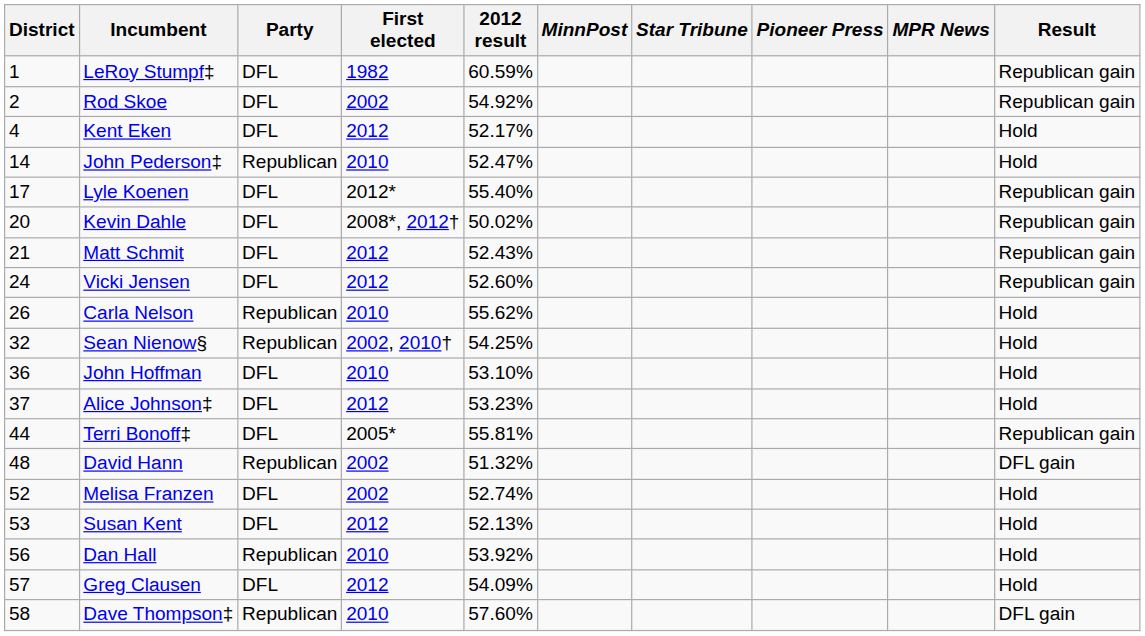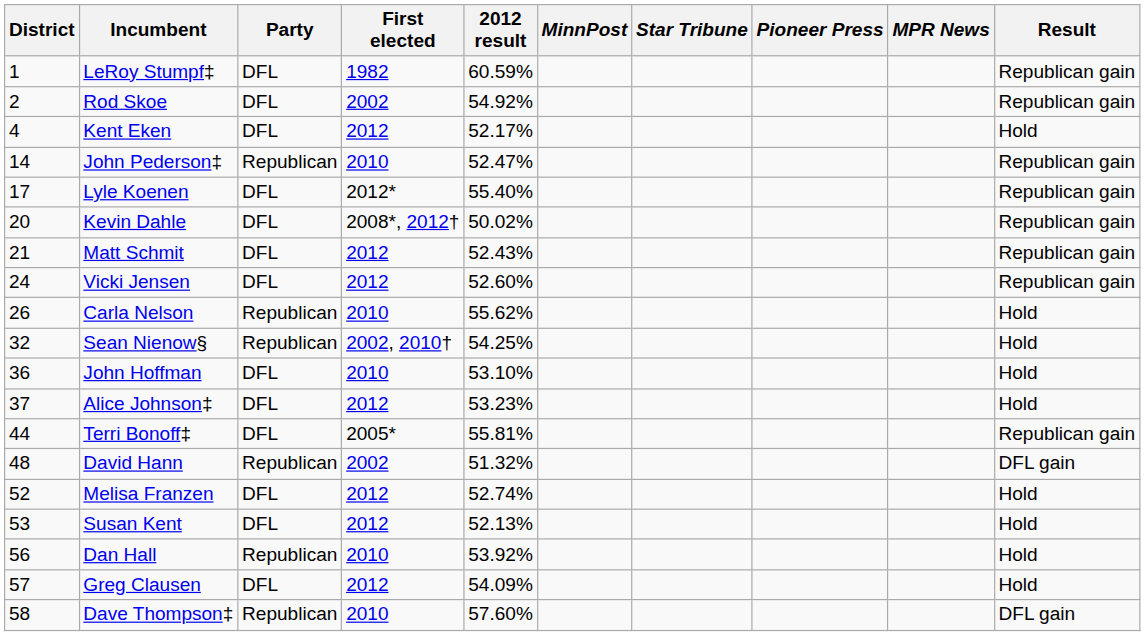(1018, 161) Hold -> (1067, 161) Republican gain
(367, 493) 2002 -> (367, 493) 2012
